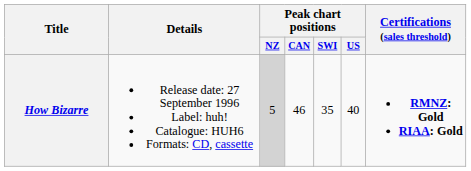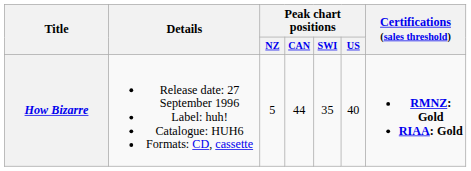(272, 110) lightgrey background -> (272, 110) no background
(299, 110) 46 -> (299, 110) 44
